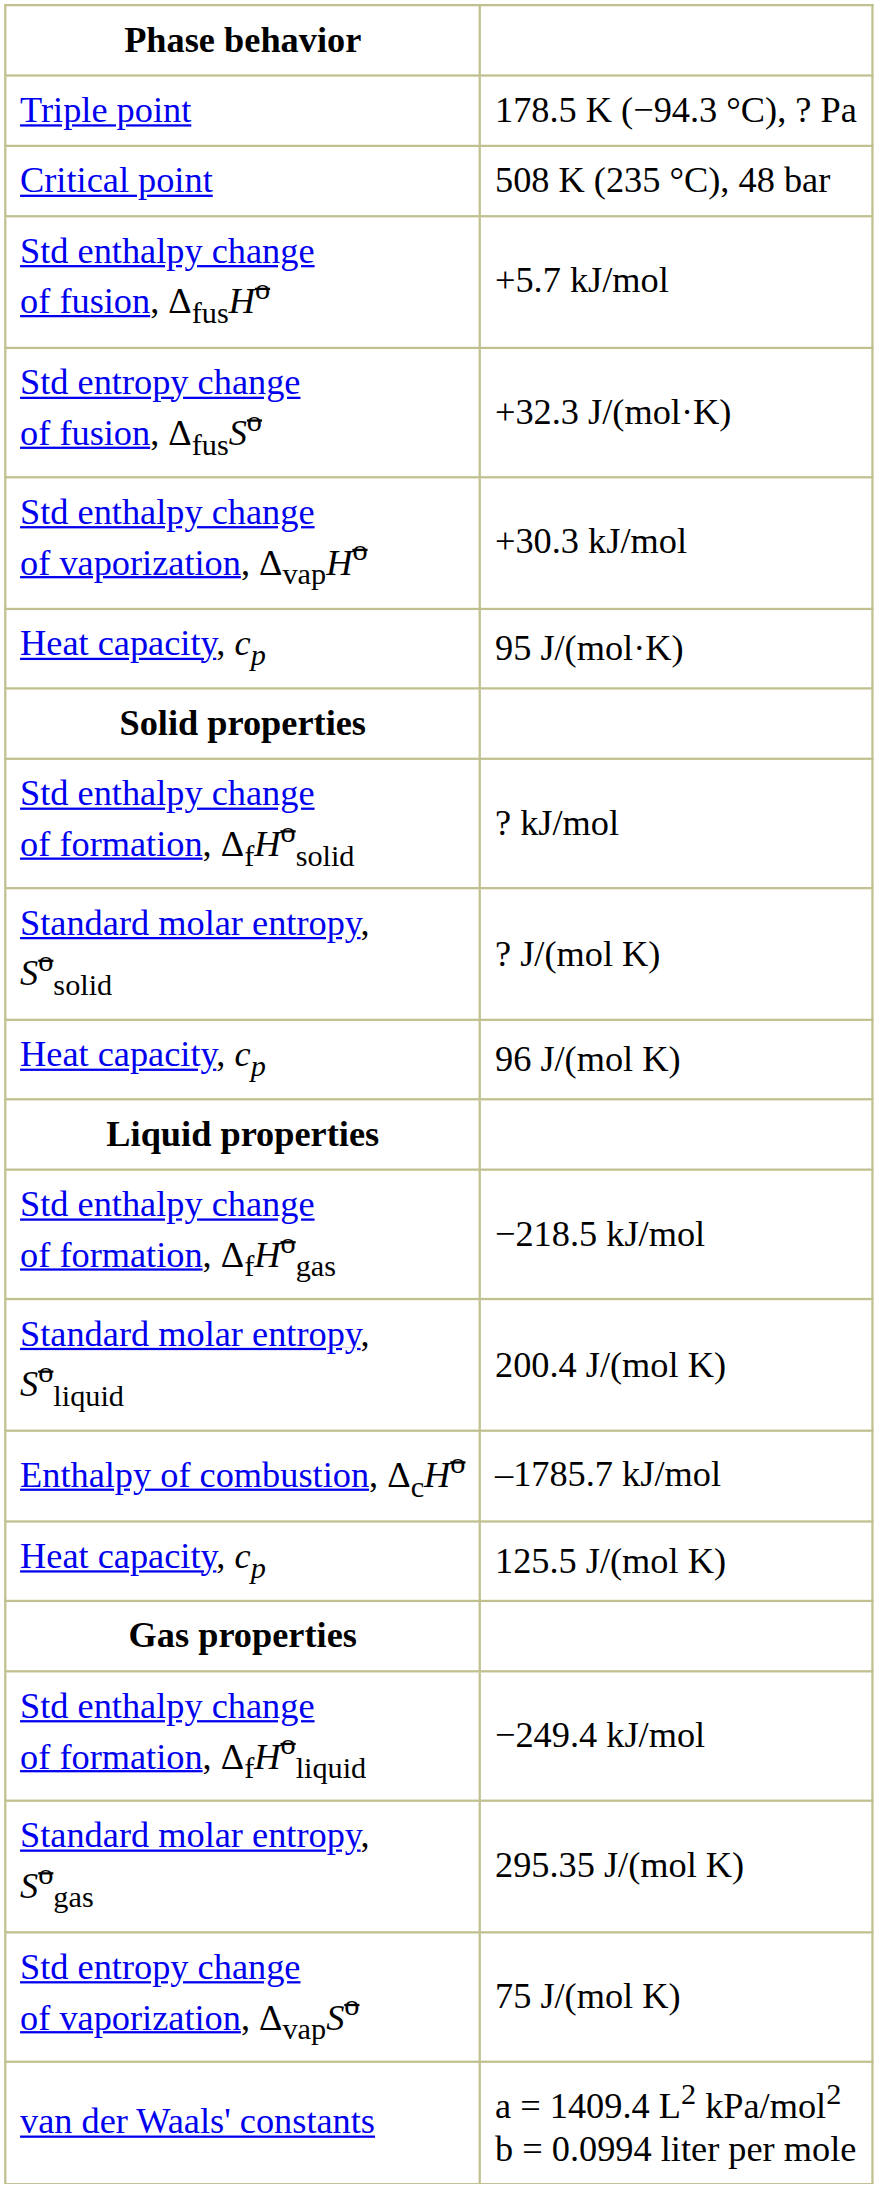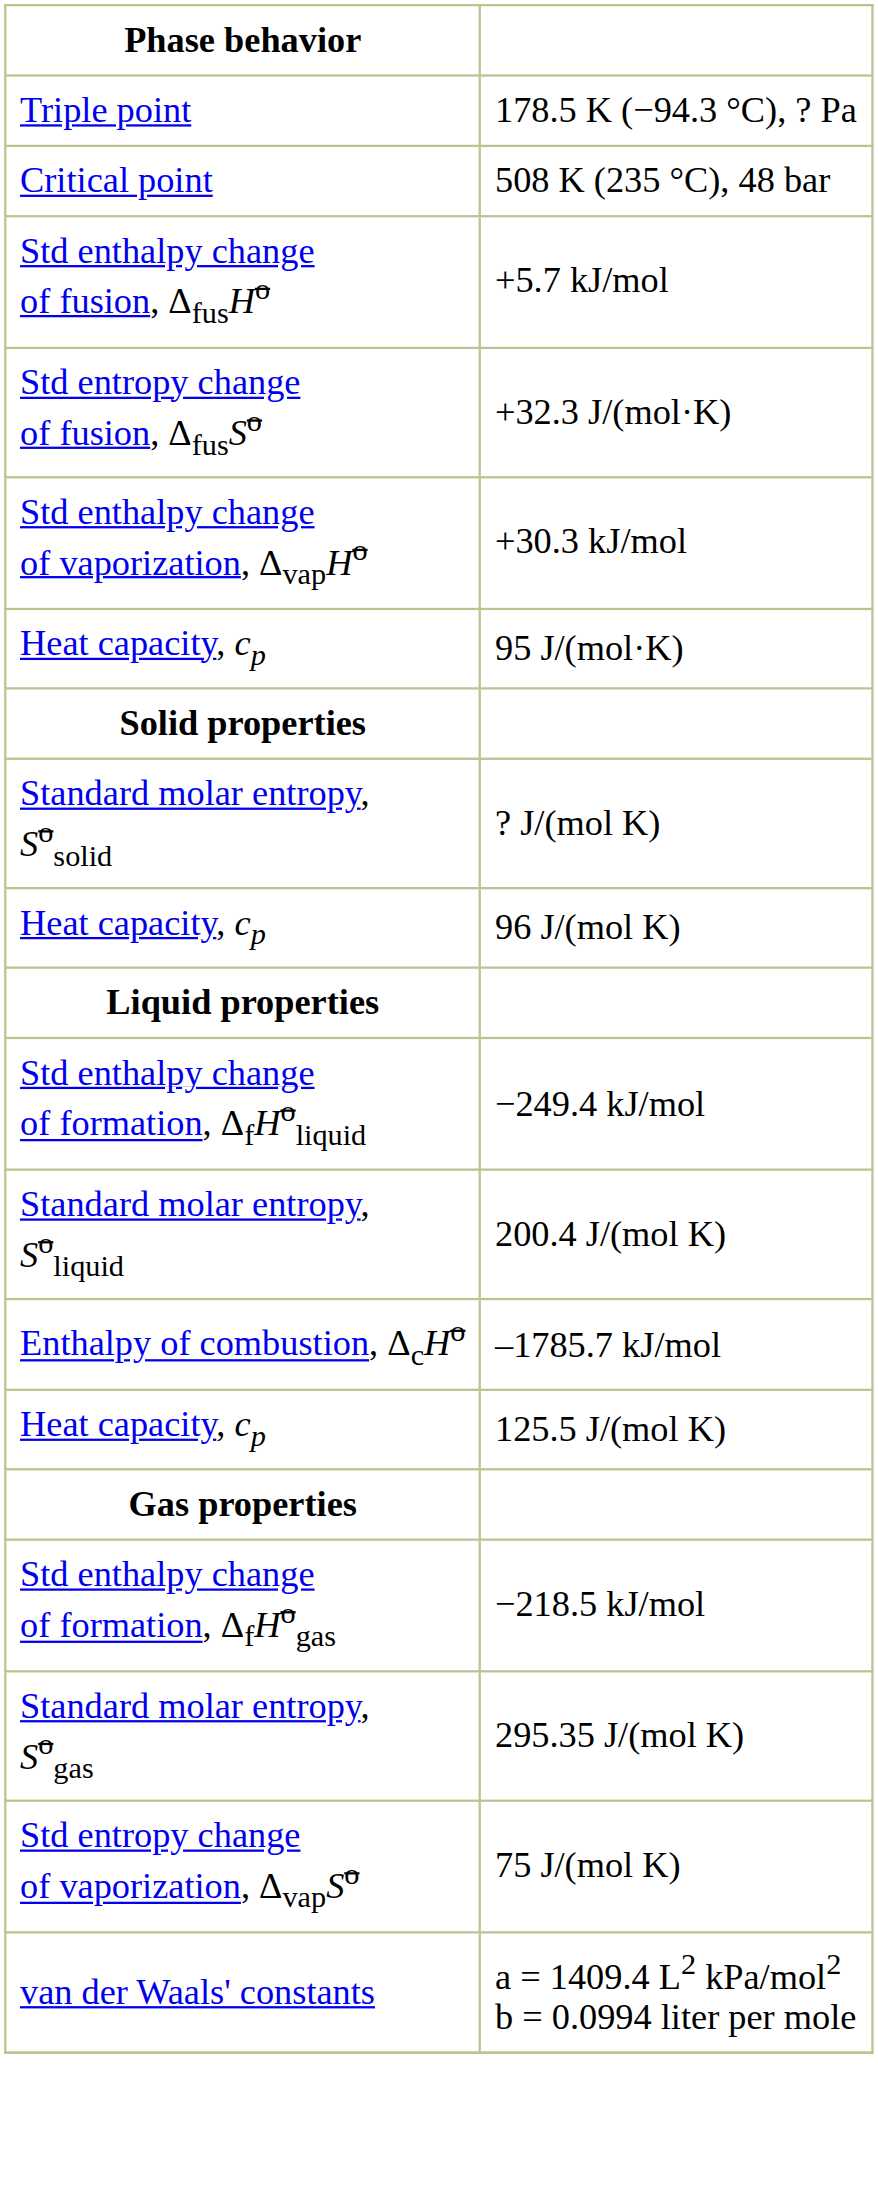- row: (557, 822)
rows swapped: (600, 1735) <-> (600, 1234)
